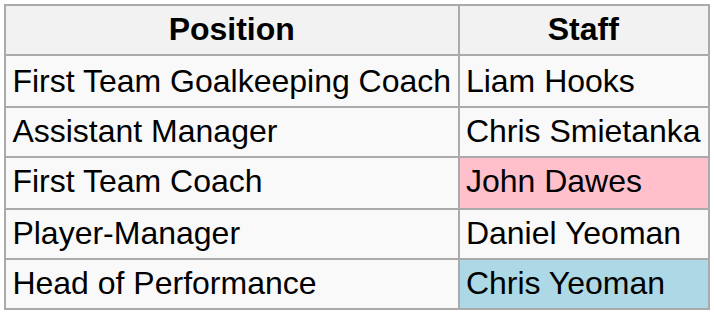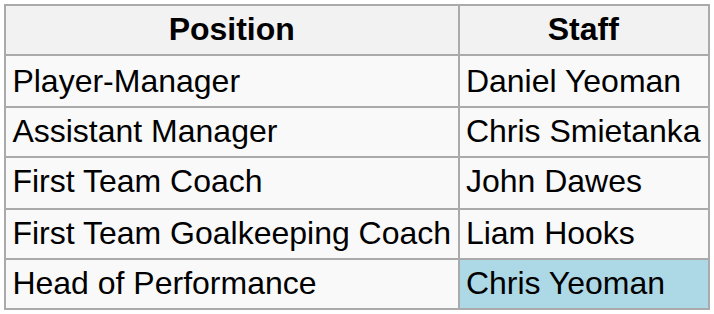rows swapped: (126, 232) <-> (232, 80)
(554, 182) pink background -> (554, 182) no background
